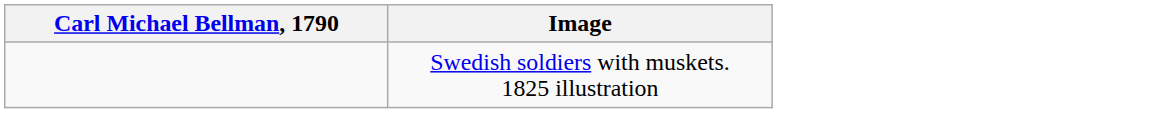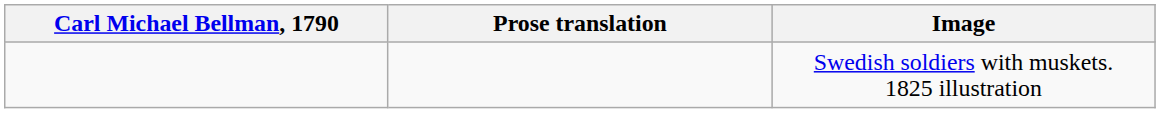+ column: (580, 23)
